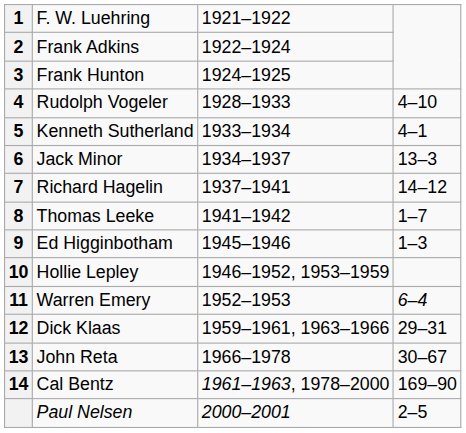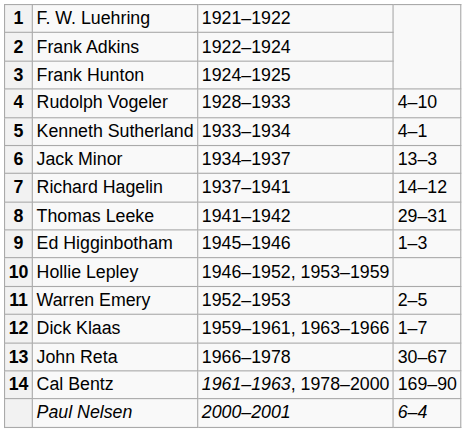(412, 215) 1–7 -> (422, 215) 29–31
(412, 300) 6–4 -> (412, 300) 2–5
(422, 328) 29–31 -> (412, 328) 1–7
(412, 412) 2–5 -> (412, 412) 6–4
